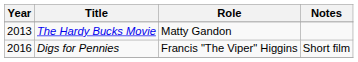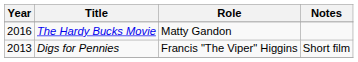(19, 31) 2013 -> (19, 31) 2016
(19, 48) 2016 -> (19, 48) 2013
